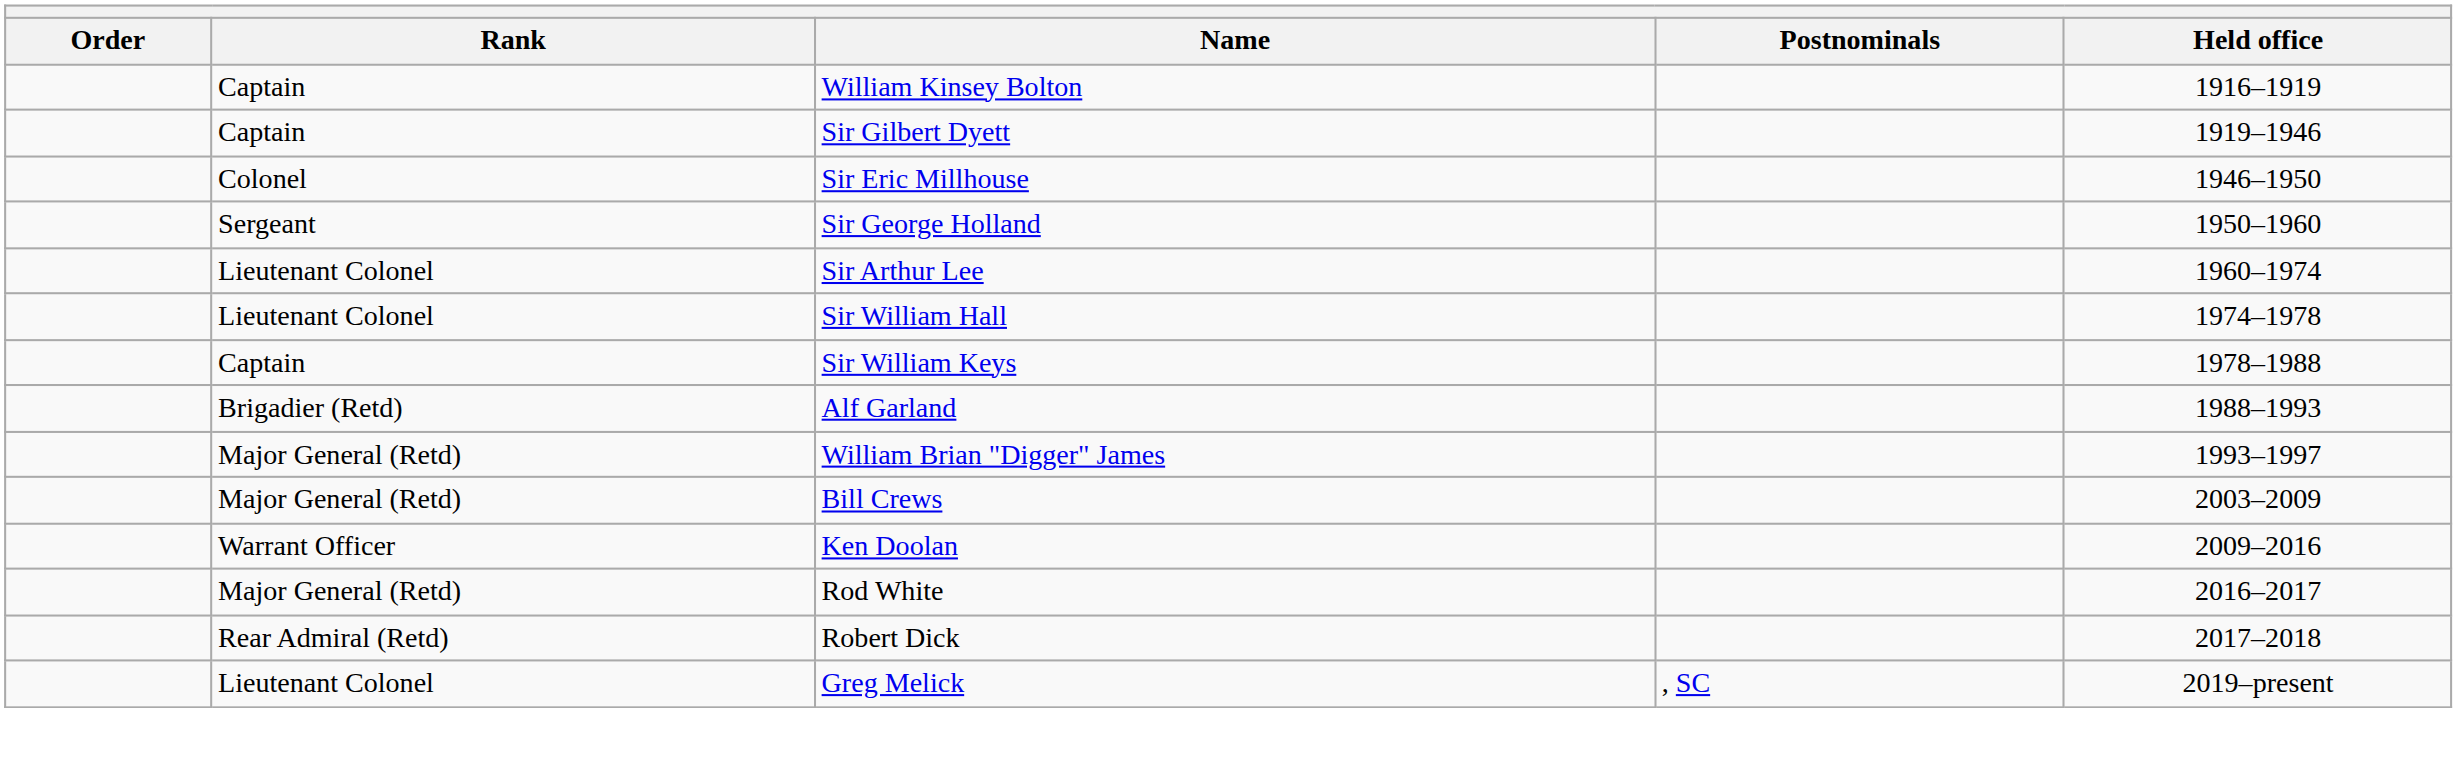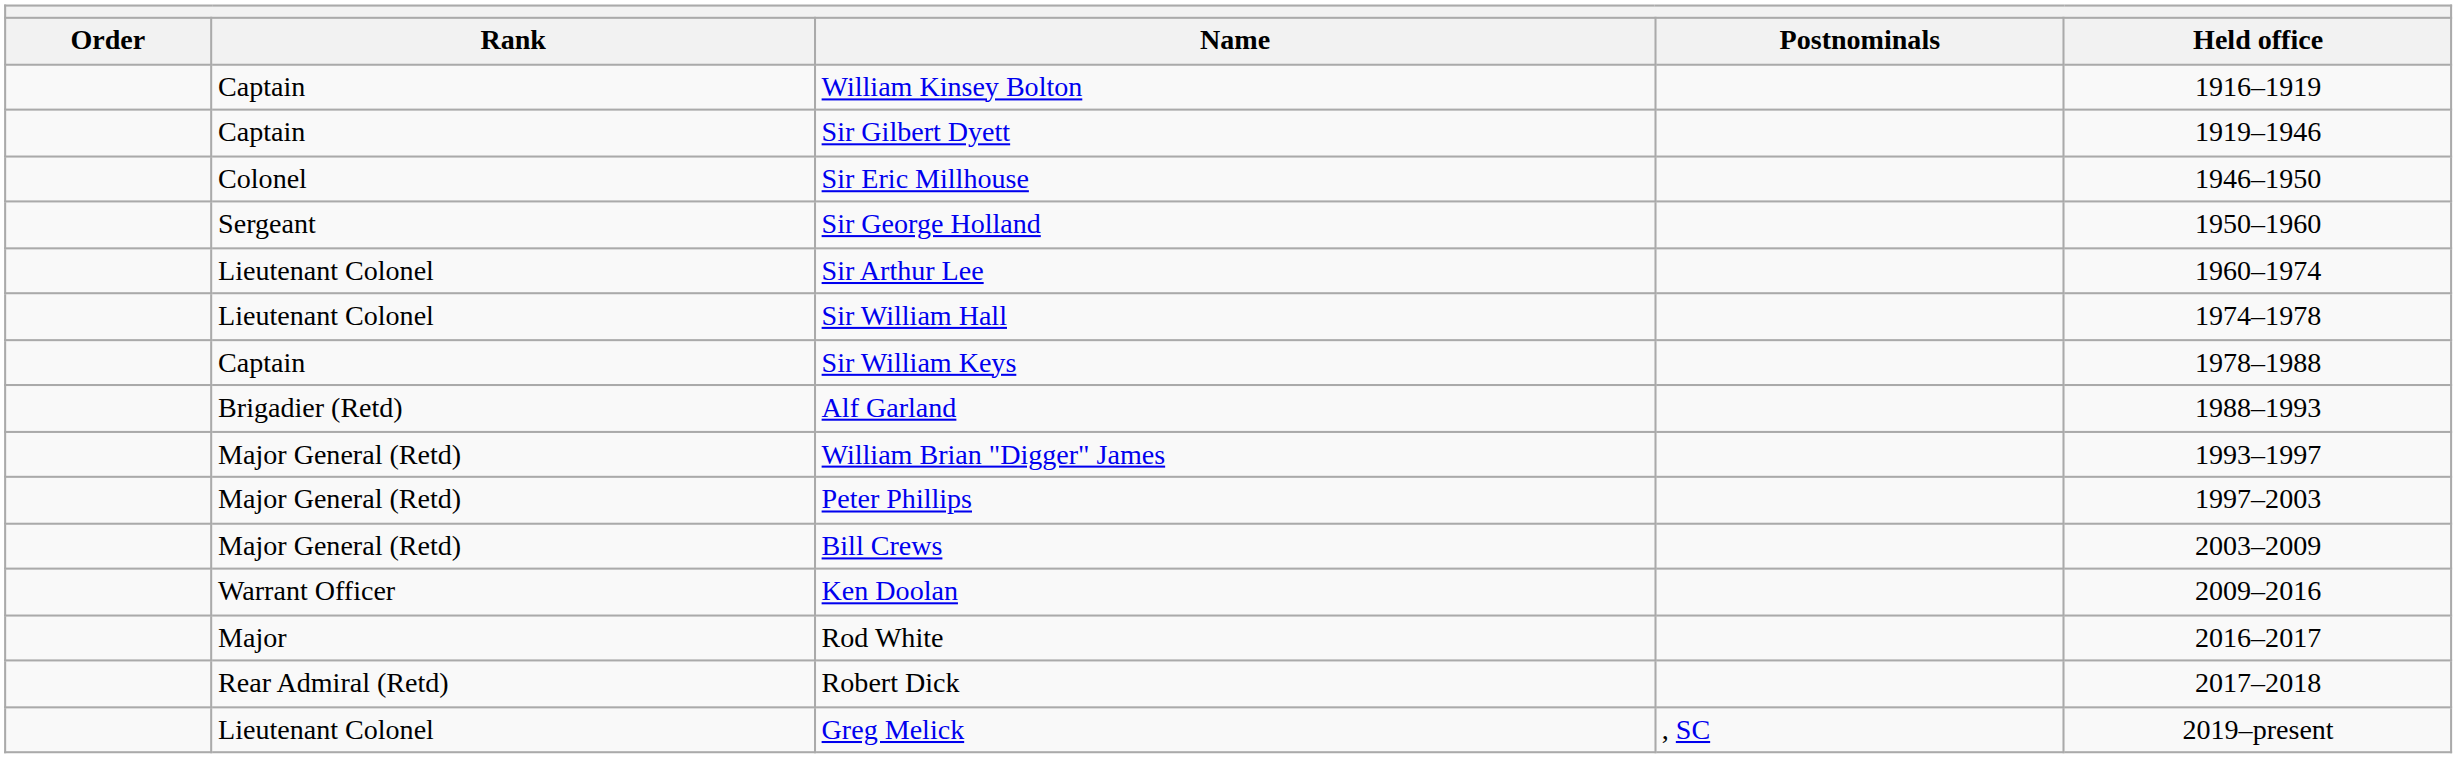+ row: (897, 499)
(340, 591) Major General (Retd) -> (252, 637) Major
